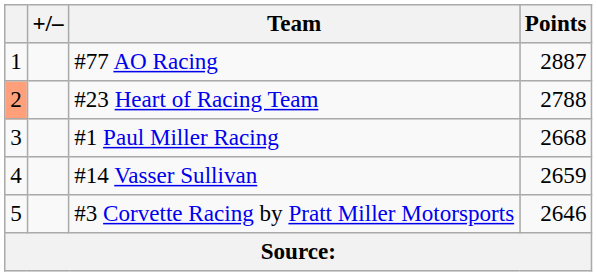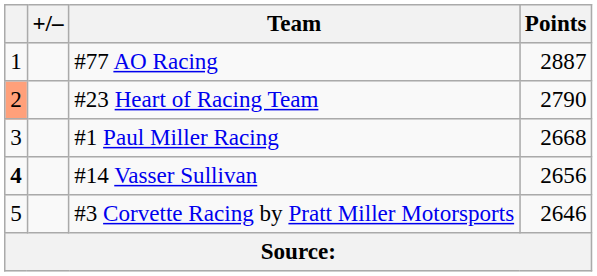(563, 99) 2788 -> (563, 99) 2790
(16, 176) normal -> (16, 176) bold
(563, 176) 2659 -> (563, 176) 2656
